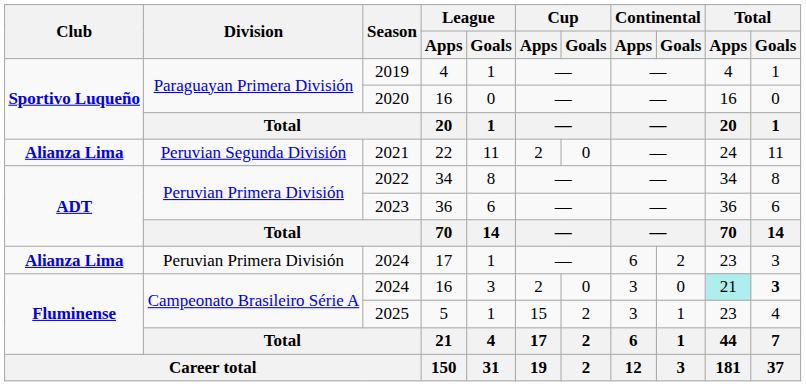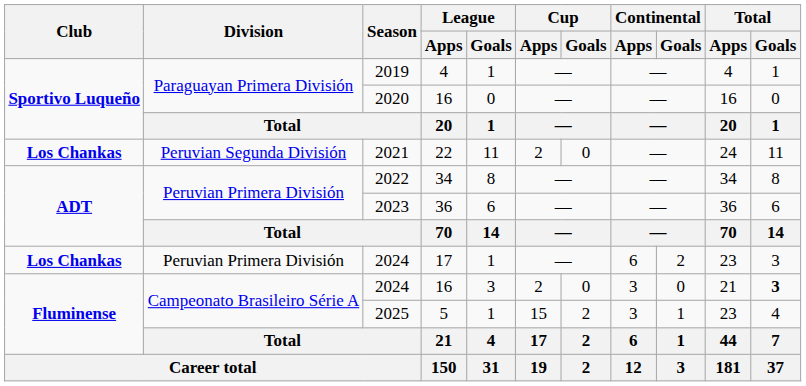(74, 152) Alianza Lima -> (74, 152) Los Chankas
(74, 260) Alianza Lima -> (74, 260) Los Chankas
(728, 286) paleturquoise background -> (728, 286) no background
